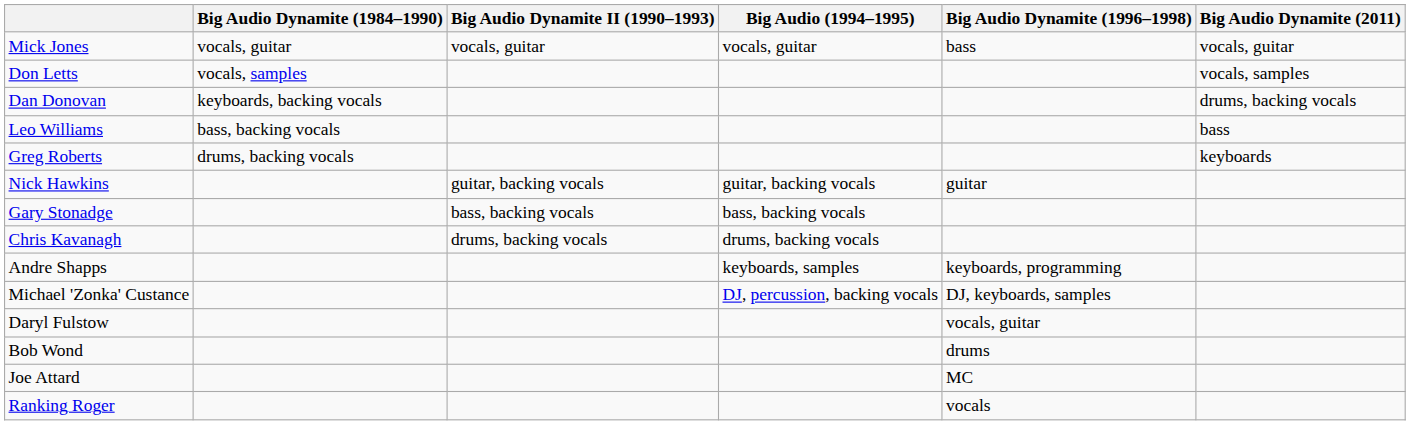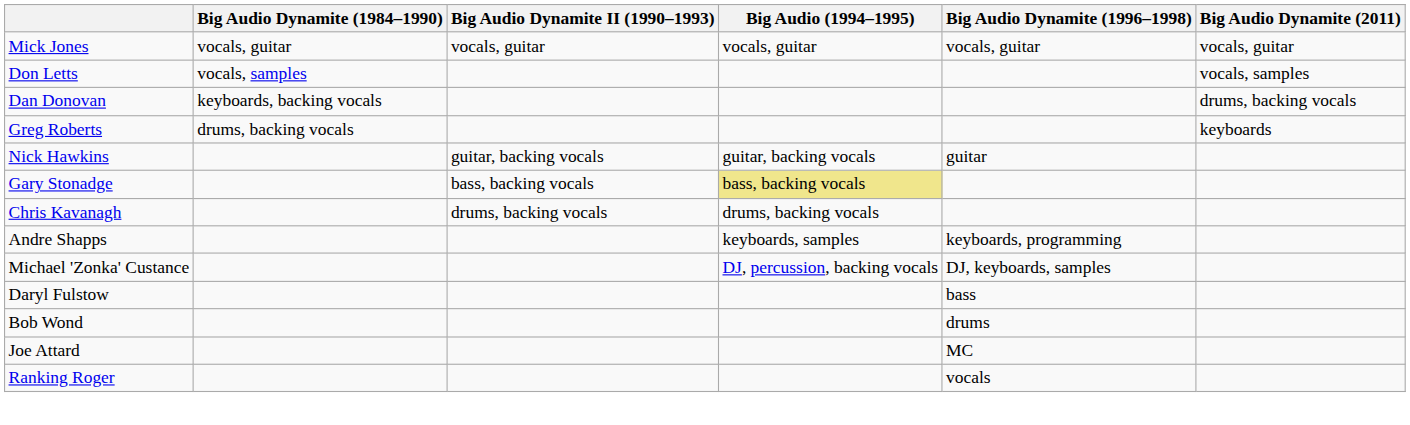(961, 45) bass -> (993, 45) vocals, guitar
- row: (56, 128)
(794, 211) no background -> (794, 184) khaki background
(993, 322) vocals, guitar -> (961, 294) bass
